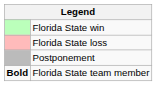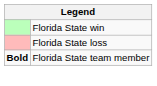- row: (64, 58)
